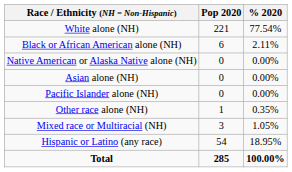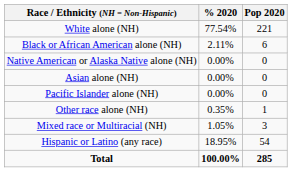columns swapped: (221, 12) <-> (265, 12)
